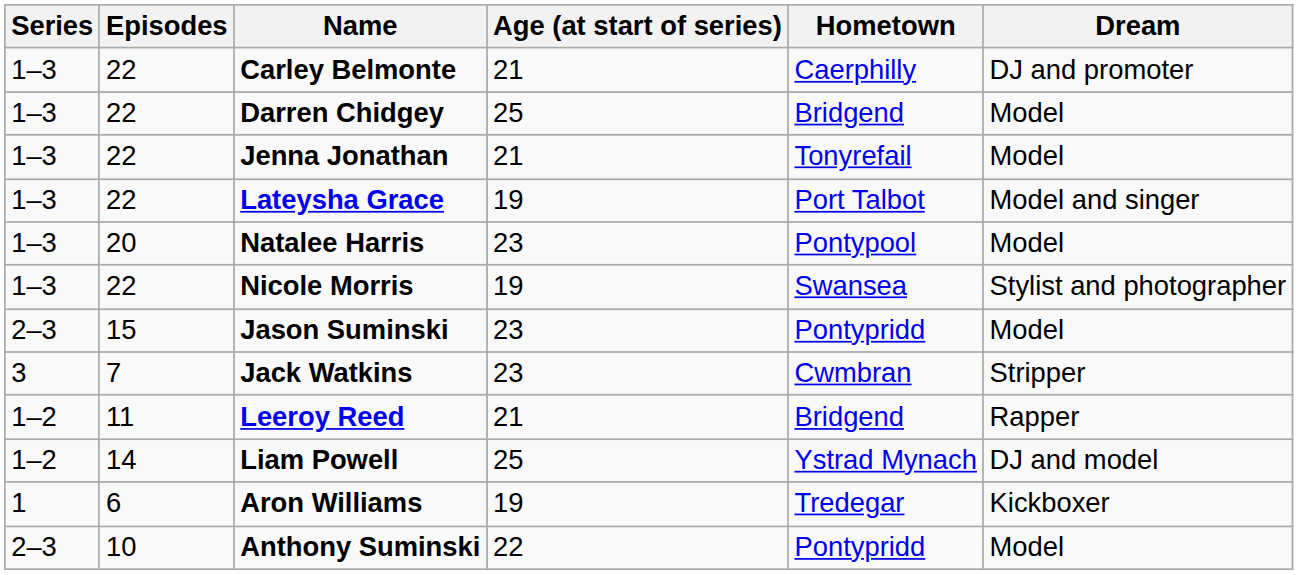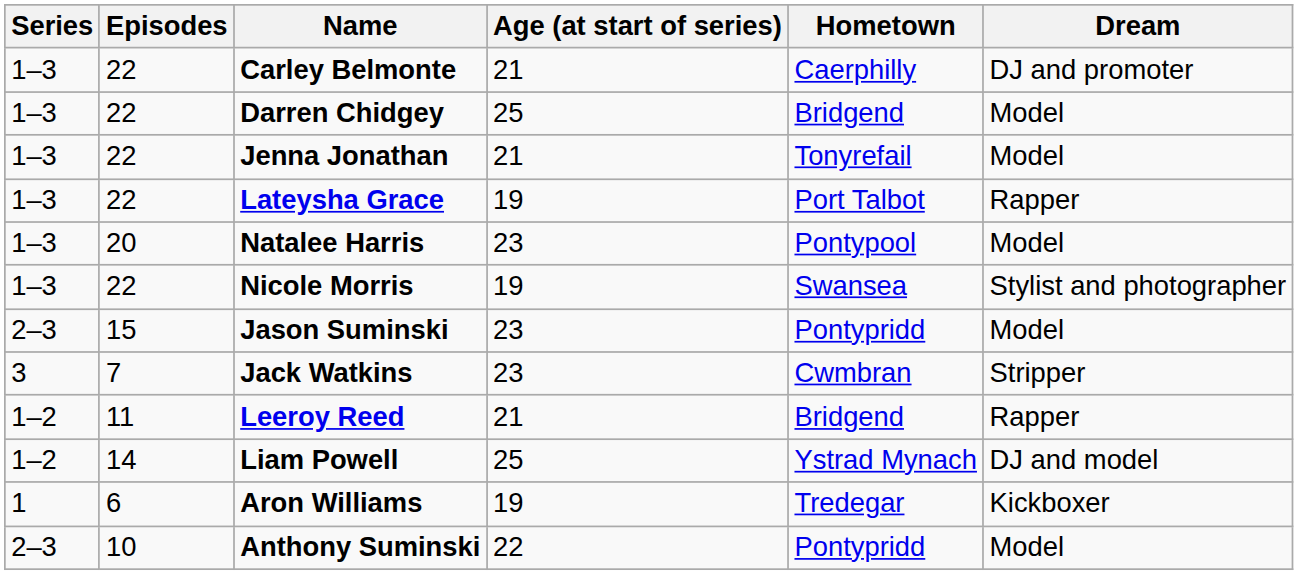(1095, 199) Model and singer -> (1034, 199) Rapper
